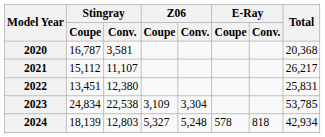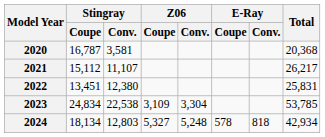(85, 123) 18,139 -> (85, 123) 18,134
